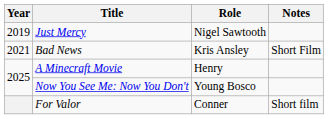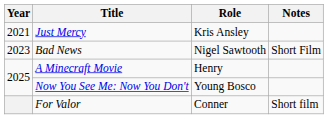(19, 31) 2019 -> (19, 31) 2021
(230, 31) Nigel Sawtooth -> (221, 31) Kris Ansley
(19, 50) 2021 -> (19, 50) 2023
(221, 50) Kris Ansley -> (230, 50) Nigel Sawtooth
